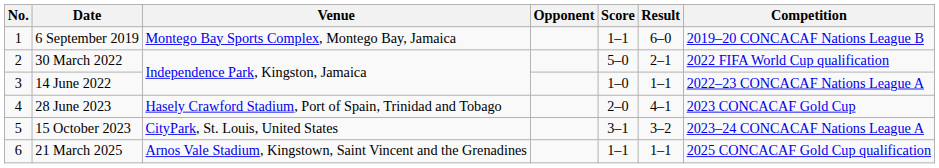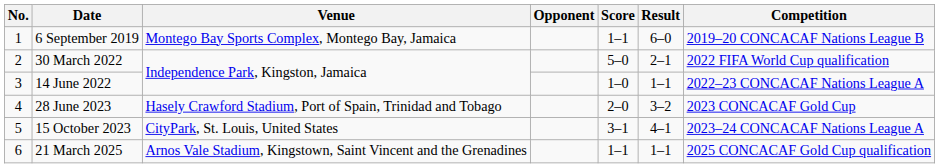(661, 106) 4–1 -> (661, 106) 3–2
(661, 128) 3–2 -> (661, 128) 4–1
